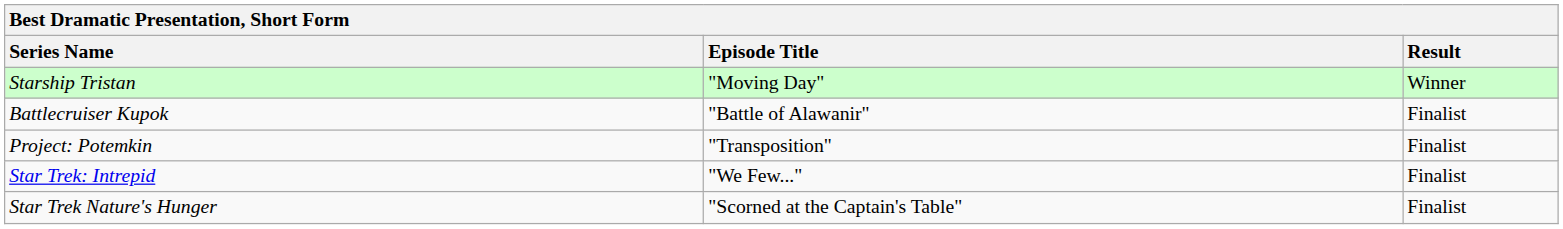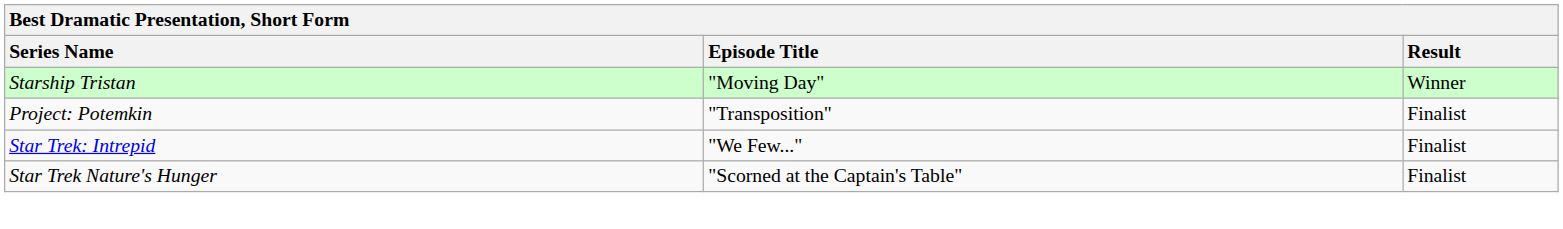- row: (89, 113)
